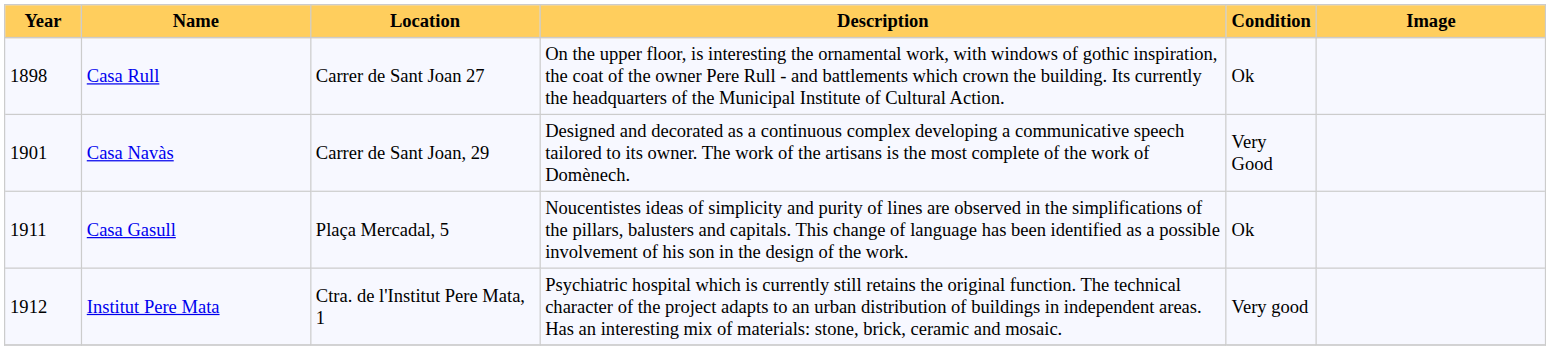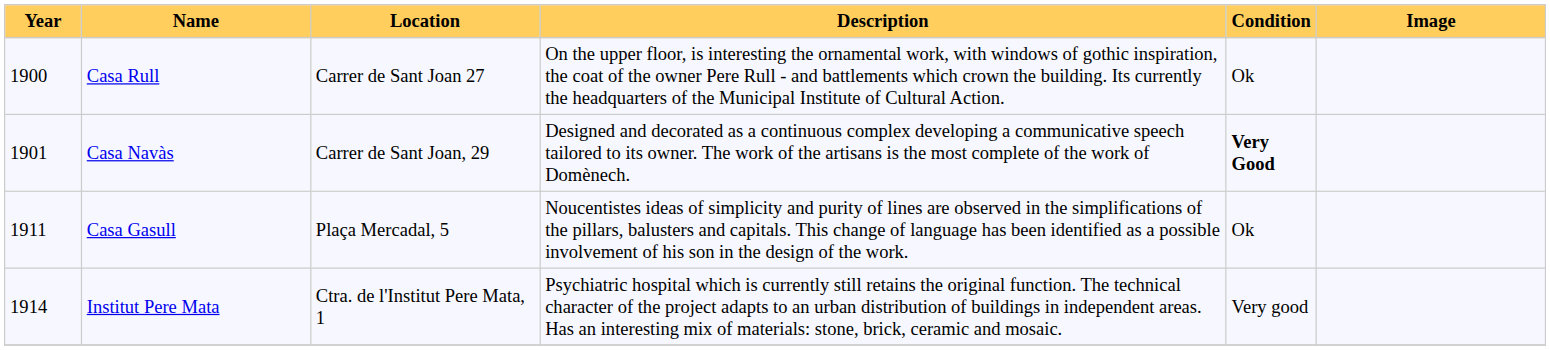(29, 75) 1898 -> (29, 75) 1900
(1252, 152) normal -> (1253, 152) bold
(29, 306) 1912 -> (29, 306) 1914
